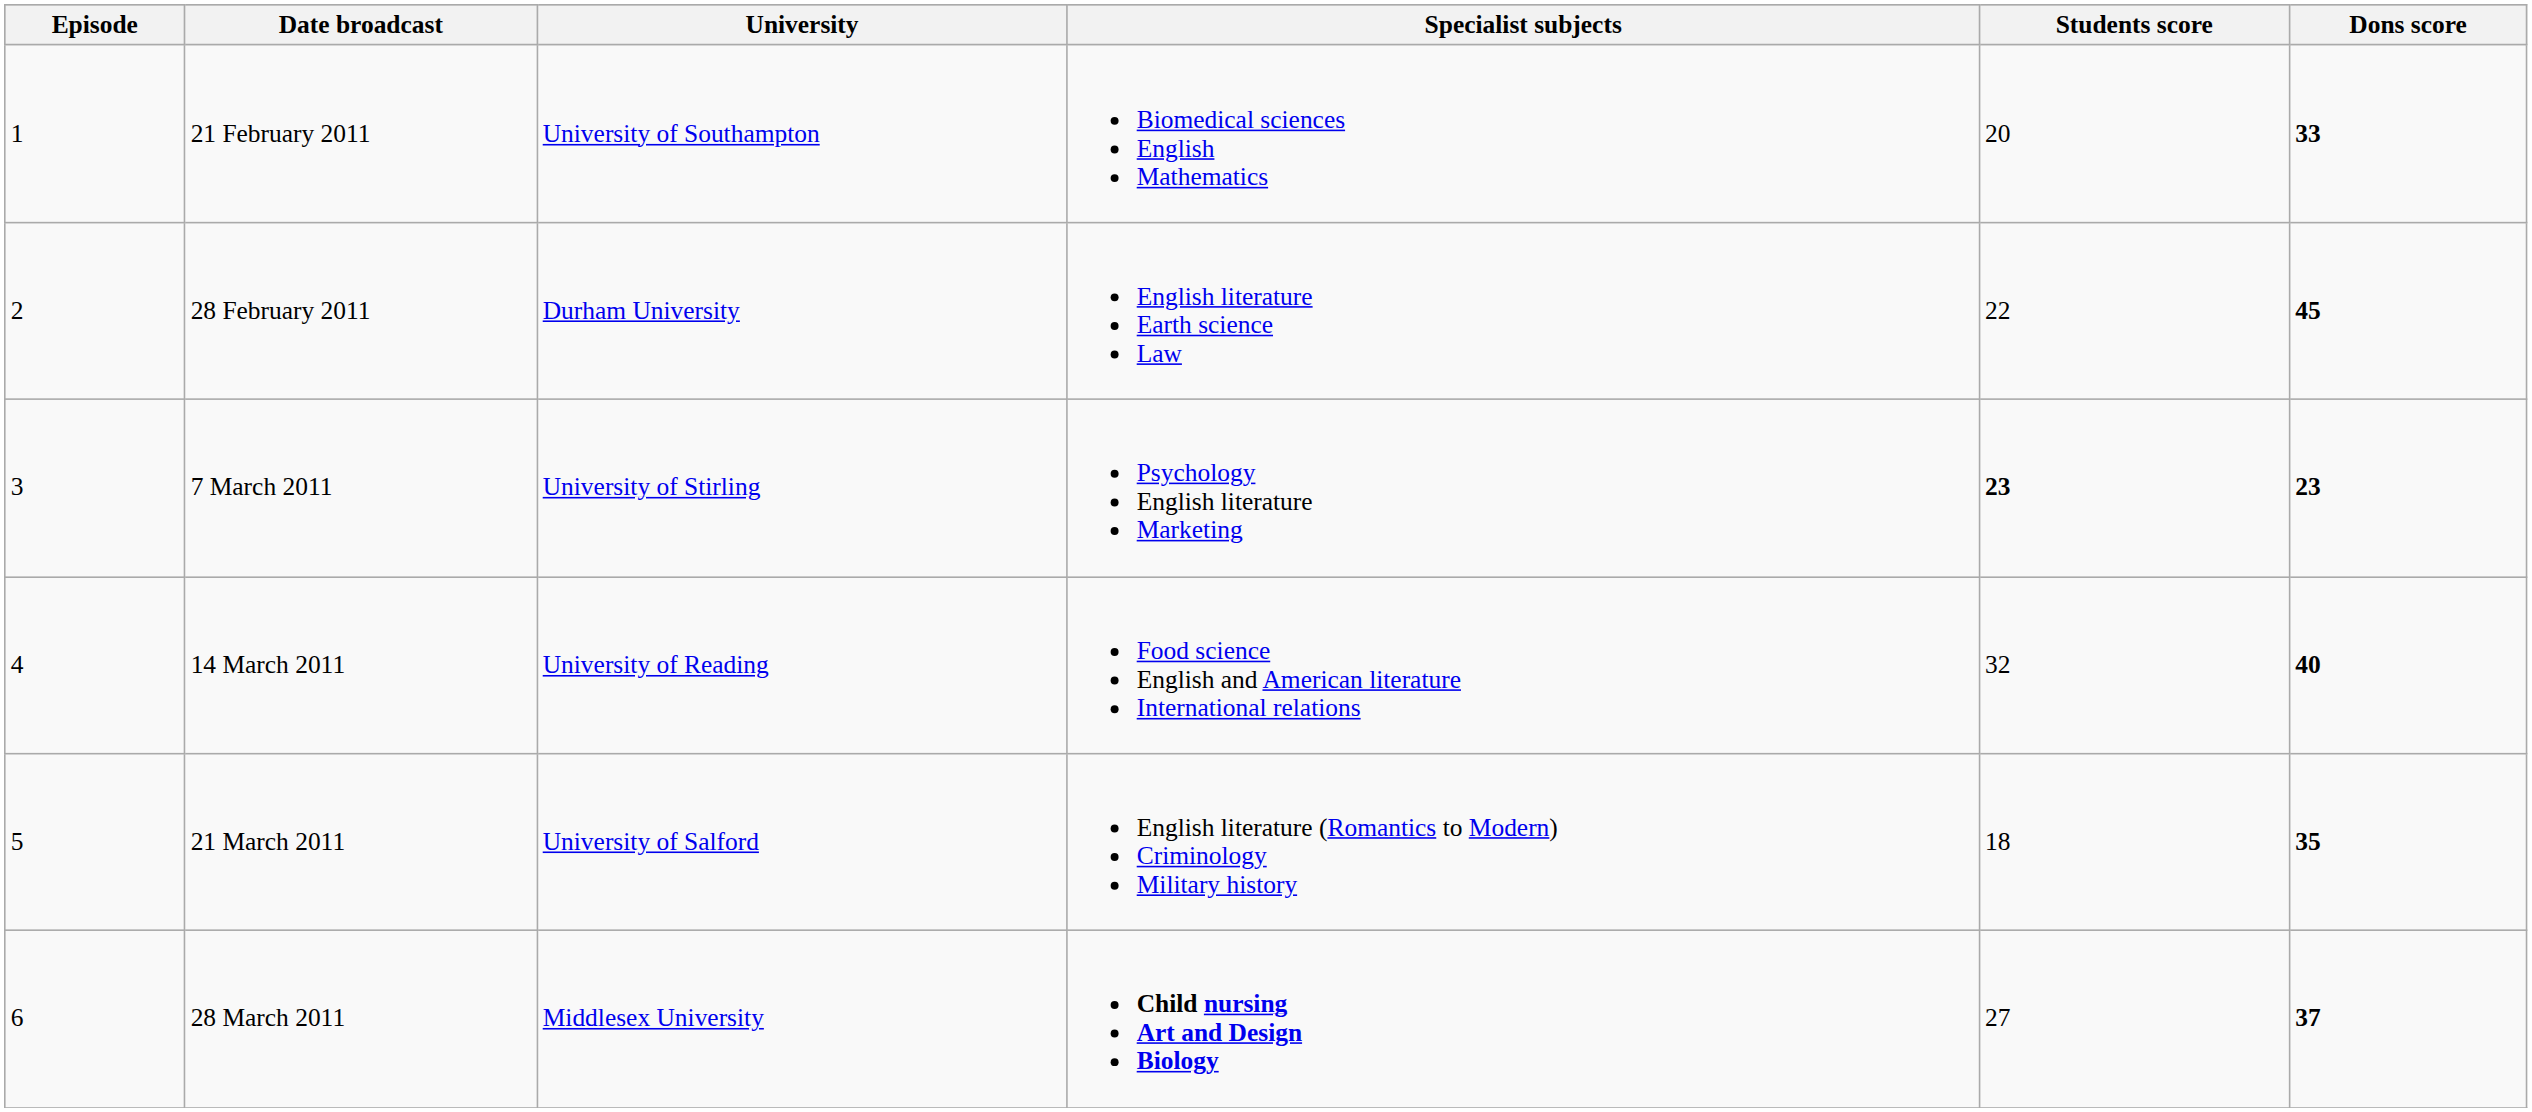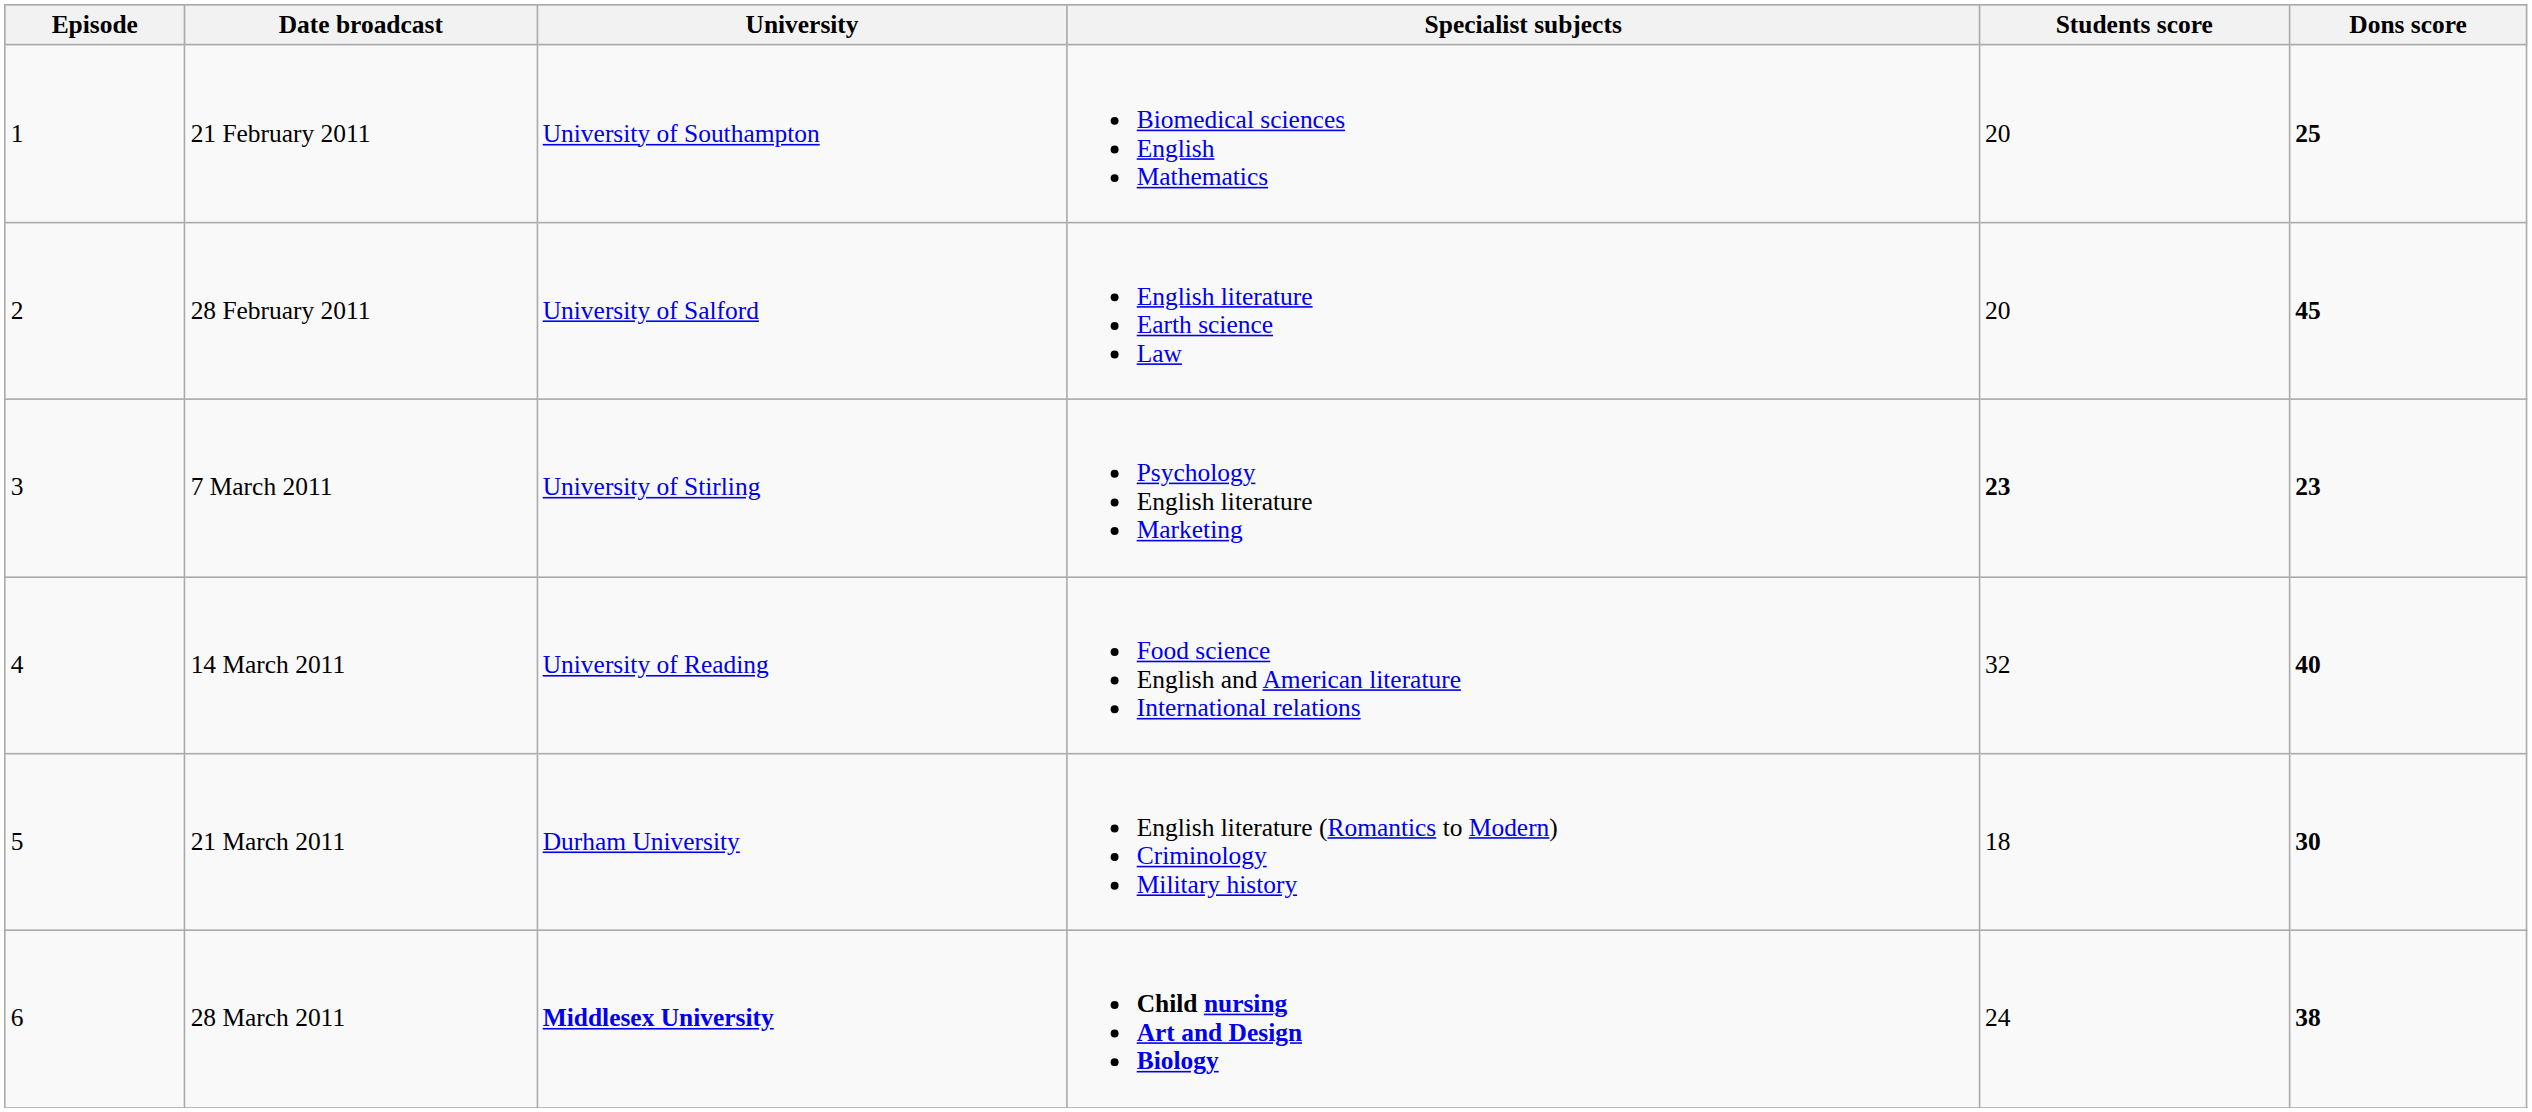(2308, 133) 33 -> (2308, 133) 25
(641, 310) Durham University -> (651, 310) University of Salford
(1998, 310) 22 -> (1998, 310) 20
(651, 841) University of Salford -> (641, 841) Durham University
(2308, 841) 35 -> (2308, 841) 30
(653, 1018) normal -> (658, 1018) bold
(1998, 1018) 27 -> (1998, 1018) 24
(2308, 1018) 37 -> (2308, 1018) 38
